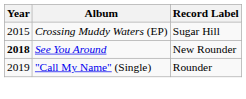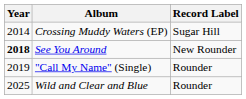(18, 31) 2015 -> (18, 31) 2014
+ row: (91, 85)
